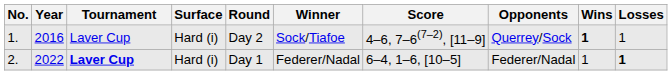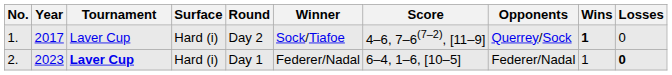(49, 37) 2016 -> (49, 37) 2017
(622, 37) 1 -> (622, 37) 0
(49, 60) 2022 -> (49, 60) 2023
(622, 60) 1 -> (622, 60) 0
